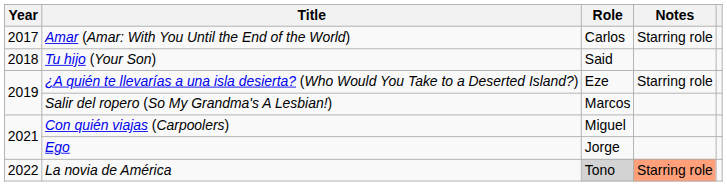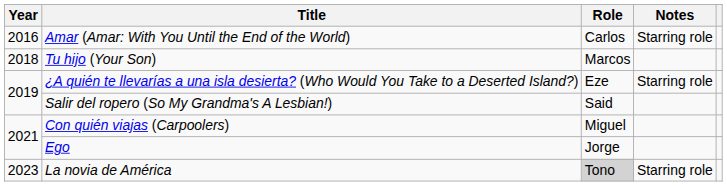(23, 37) 2017 -> (23, 37) 2016
(599, 59) Said -> (608, 59) Marcos
(608, 103) Marcos -> (599, 103) Said
(23, 170) 2022 -> (23, 170) 2023
(675, 170) lightsalmon background -> (675, 170) no background
